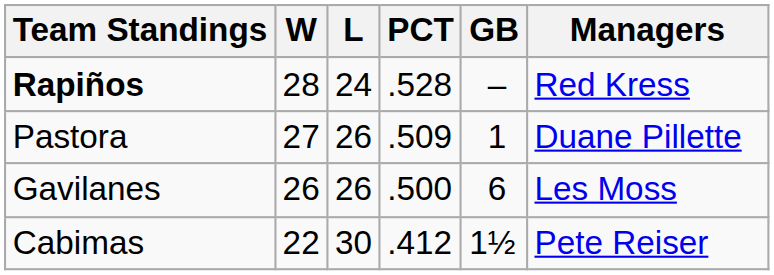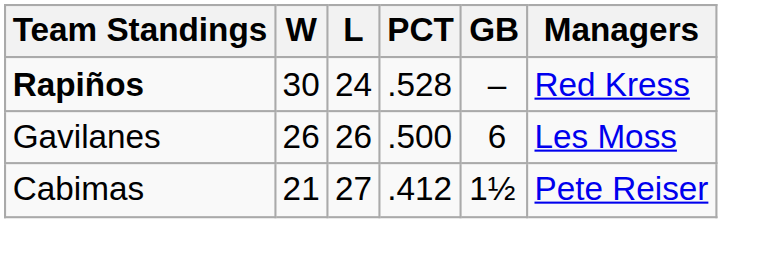(301, 83) 28 -> (301, 83) 30
- row: (70, 136)
(301, 242) 22 -> (301, 189) 21
(353, 242) 30 -> (353, 189) 27
